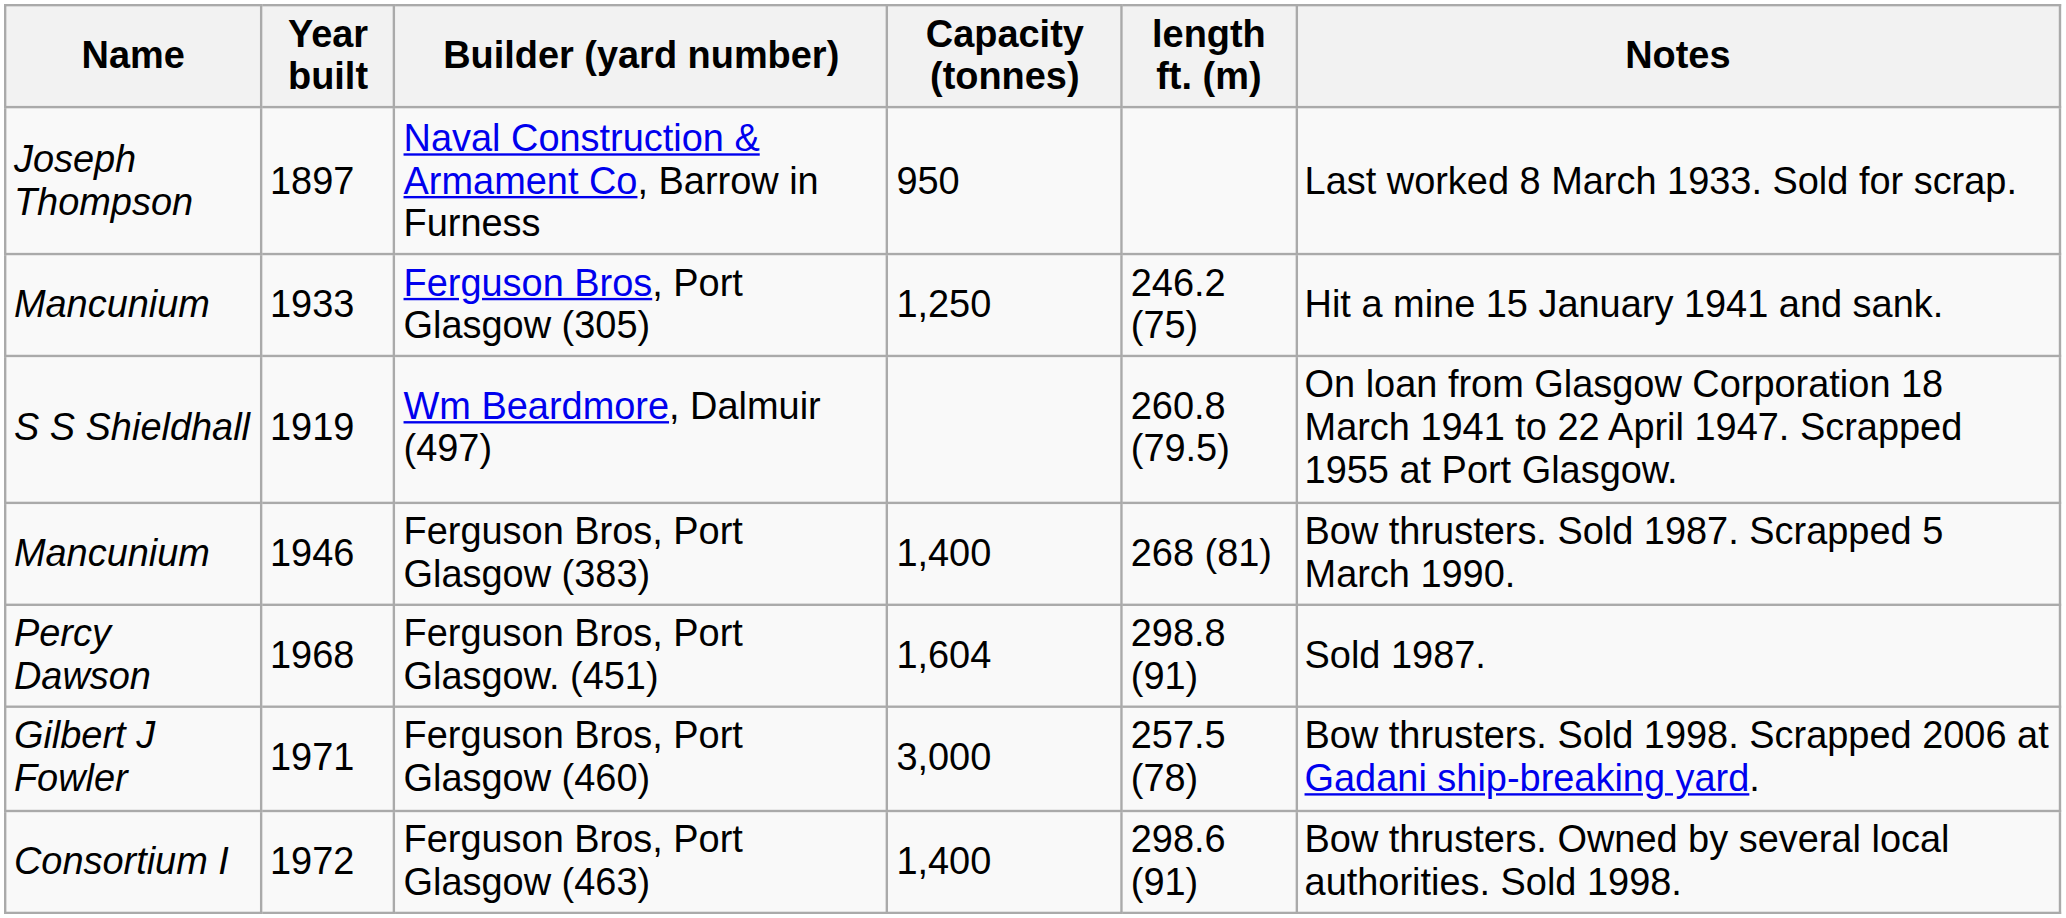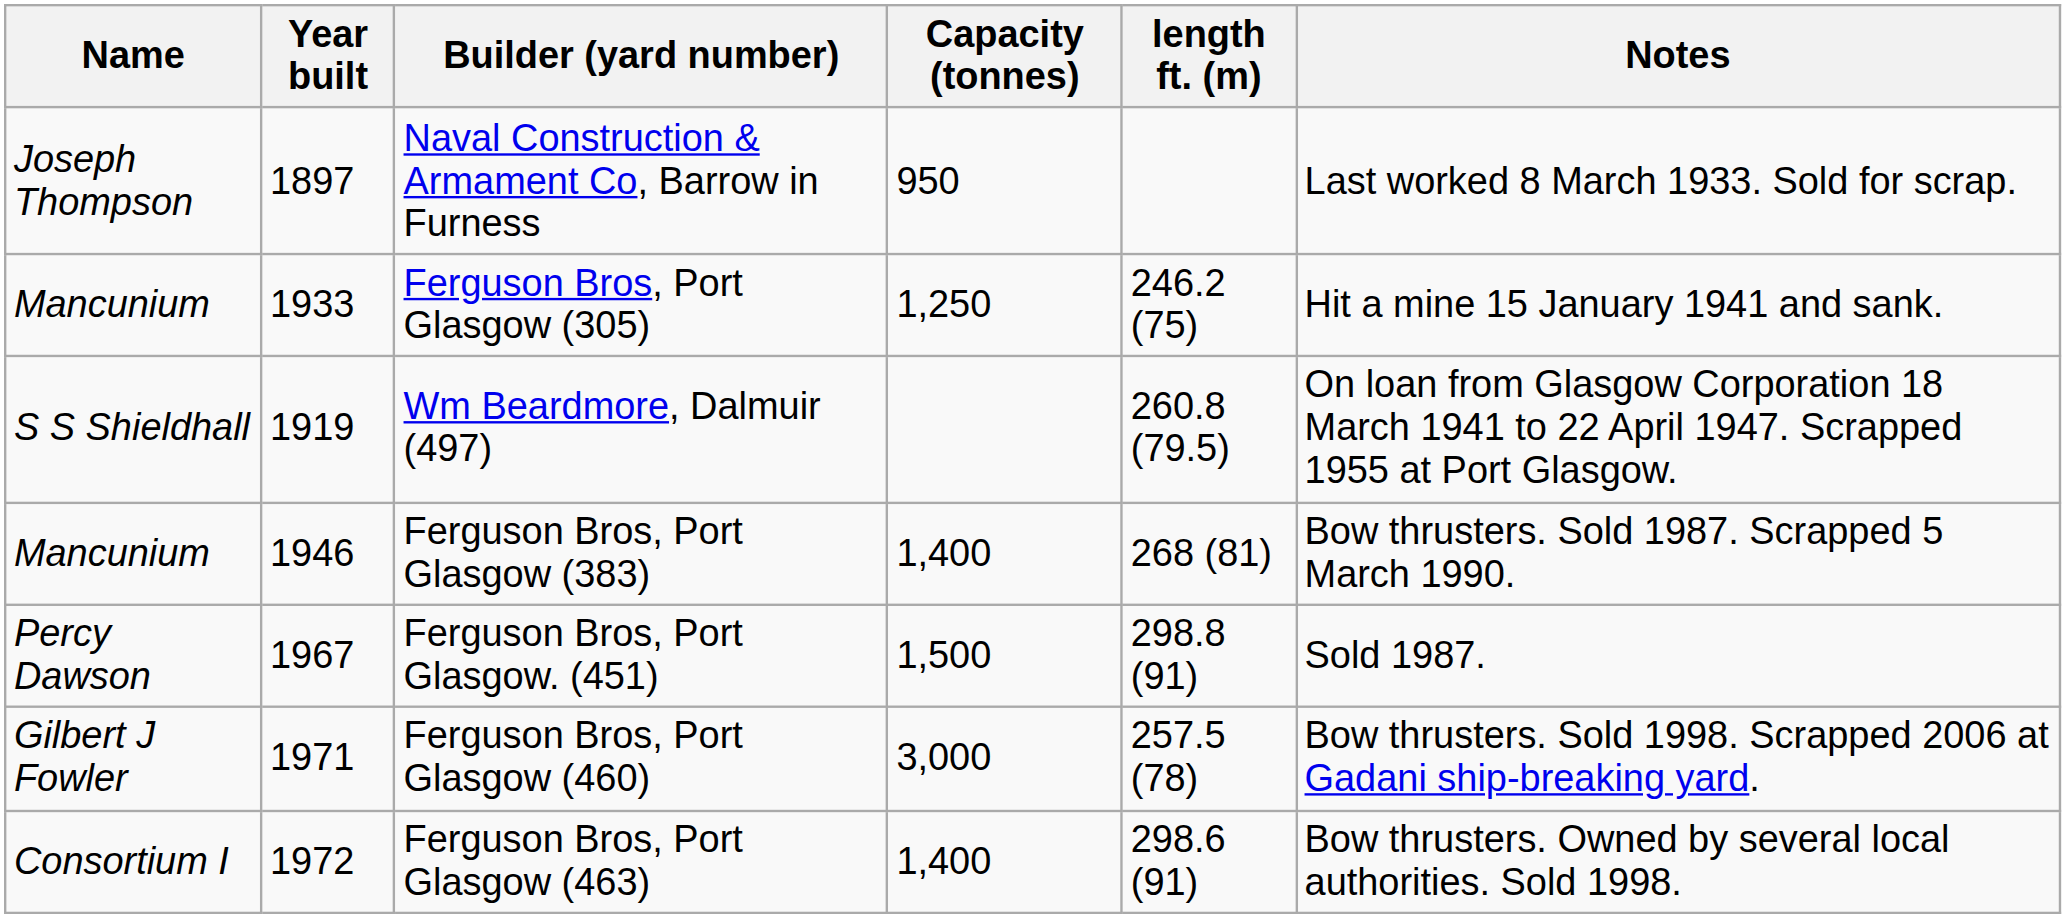(312, 655) 1968 -> (312, 655) 1967
(944, 655) 1,604 -> (944, 655) 1,500
